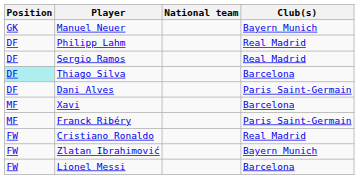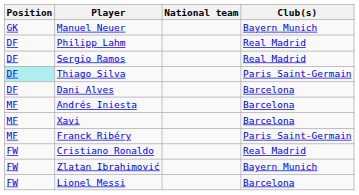(269, 74) Barcelona -> (297, 74) Paris Saint-Germain
(297, 89) Paris Saint-Germain -> (269, 89) Barcelona
+ row: (97, 105)
